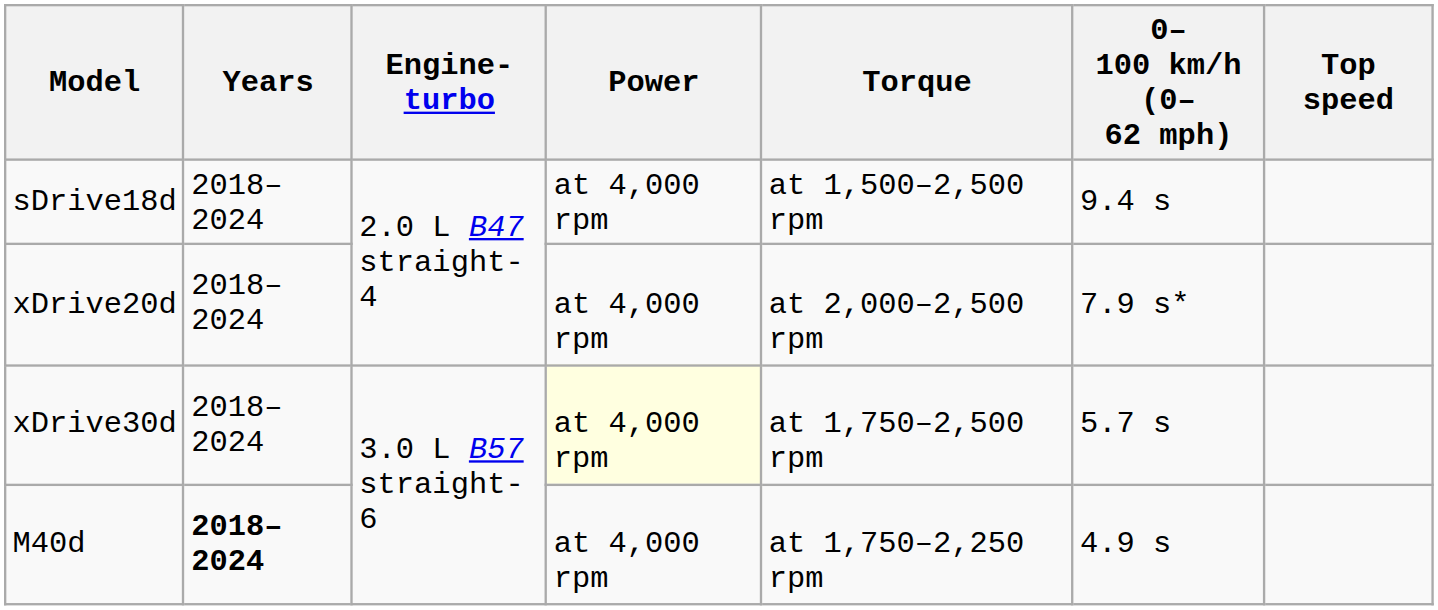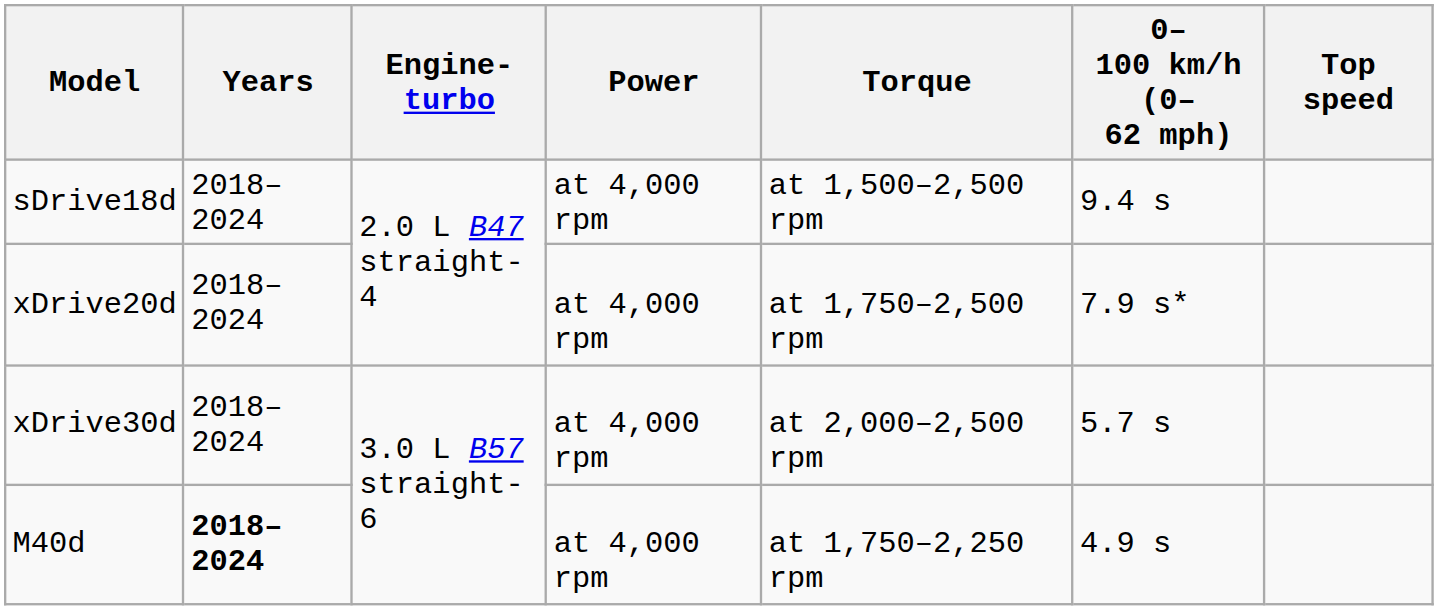(896, 322) at 2,000–2,500 rpm -> (896, 322) at 1,750–2,500 rpm
(627, 442) lightyellow background -> (627, 442) no background
(896, 442) at 1,750–2,500 rpm -> (896, 442) at 2,000–2,500 rpm
